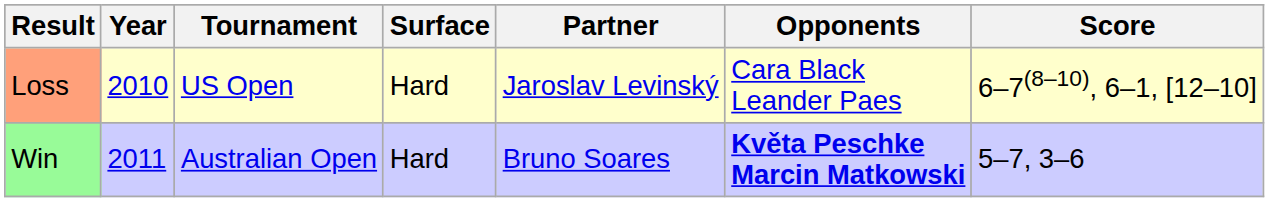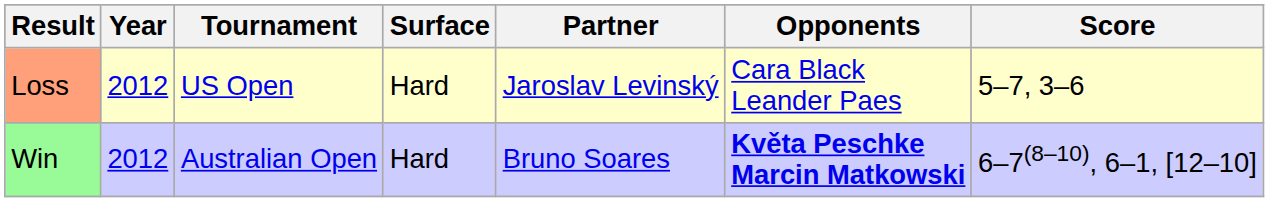(138, 84) 2010 -> (138, 84) 2012
(1117, 84) 6–7(8–10), 6–1, [12–10] -> (1031, 84) 5–7, 3–6
(137, 159) 2011 -> (138, 159) 2012
(1031, 159) 5–7, 3–6 -> (1117, 159) 6–7(8–10), 6–1, [12–10]
